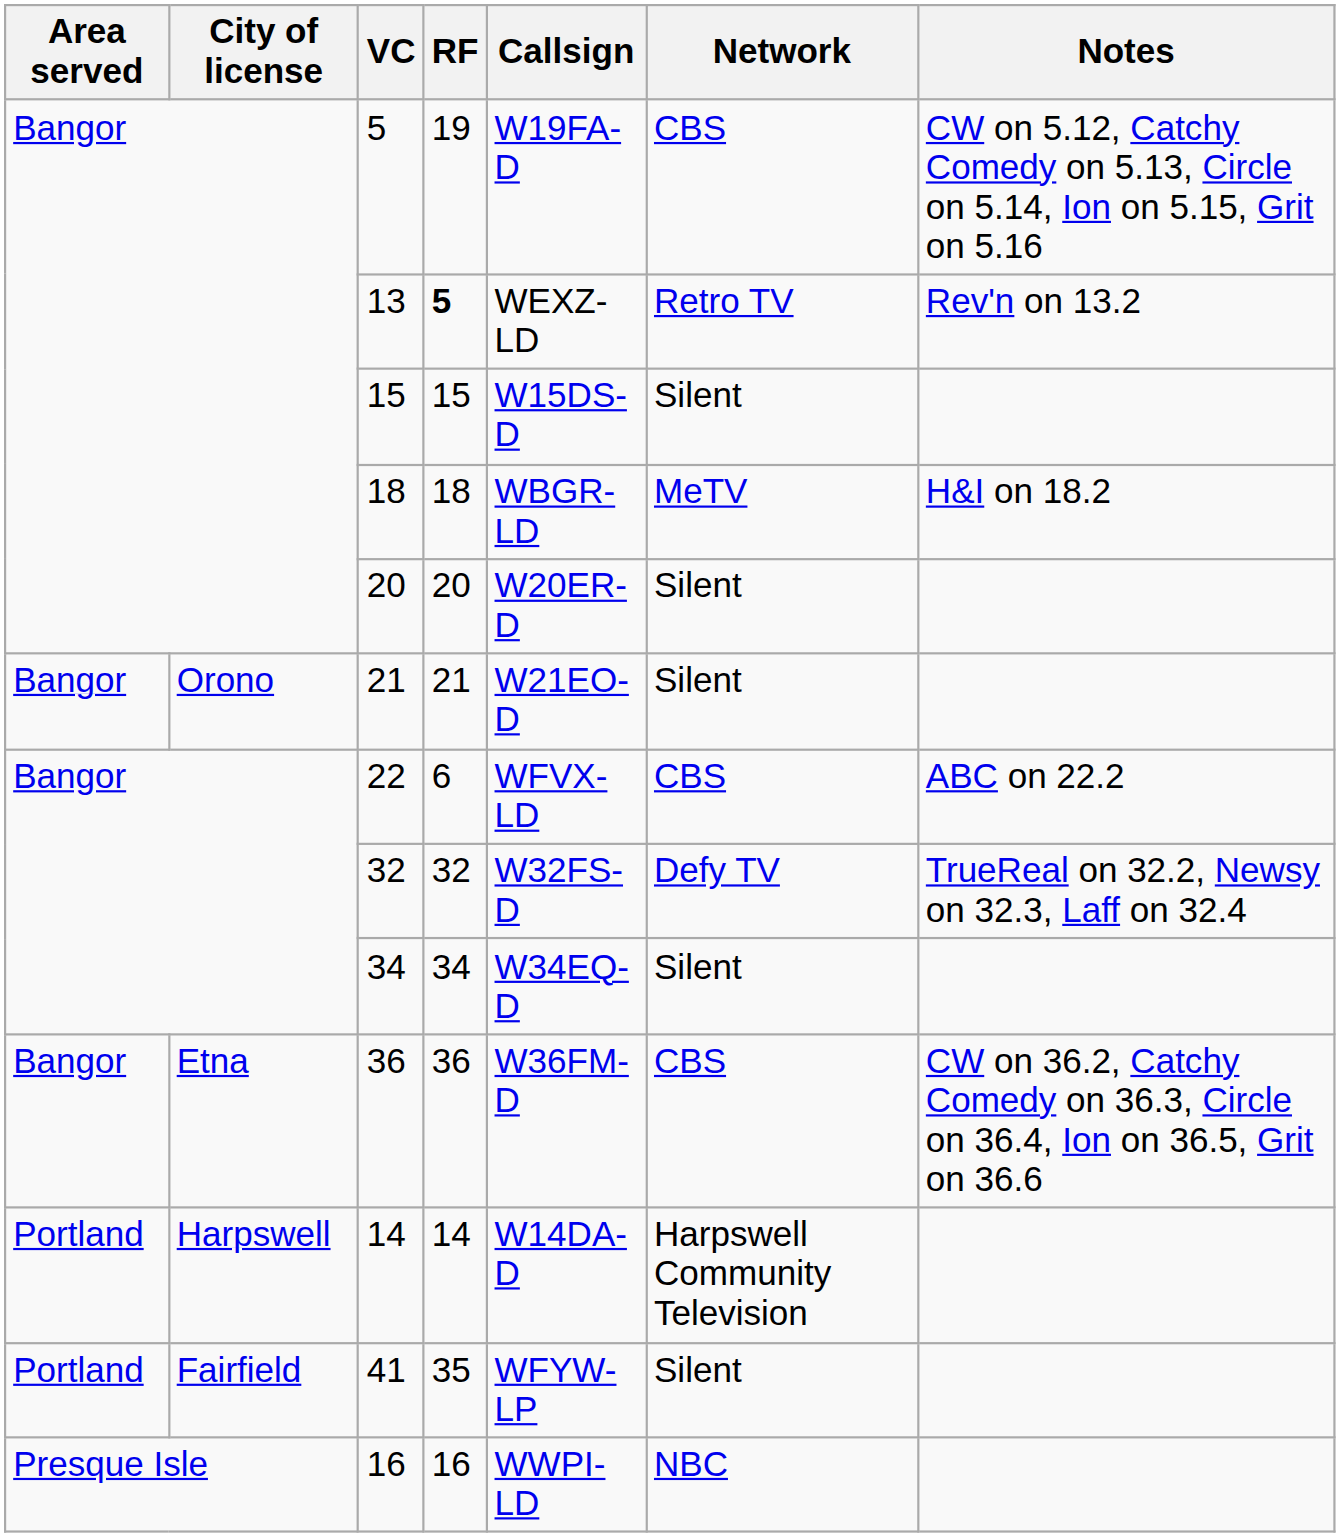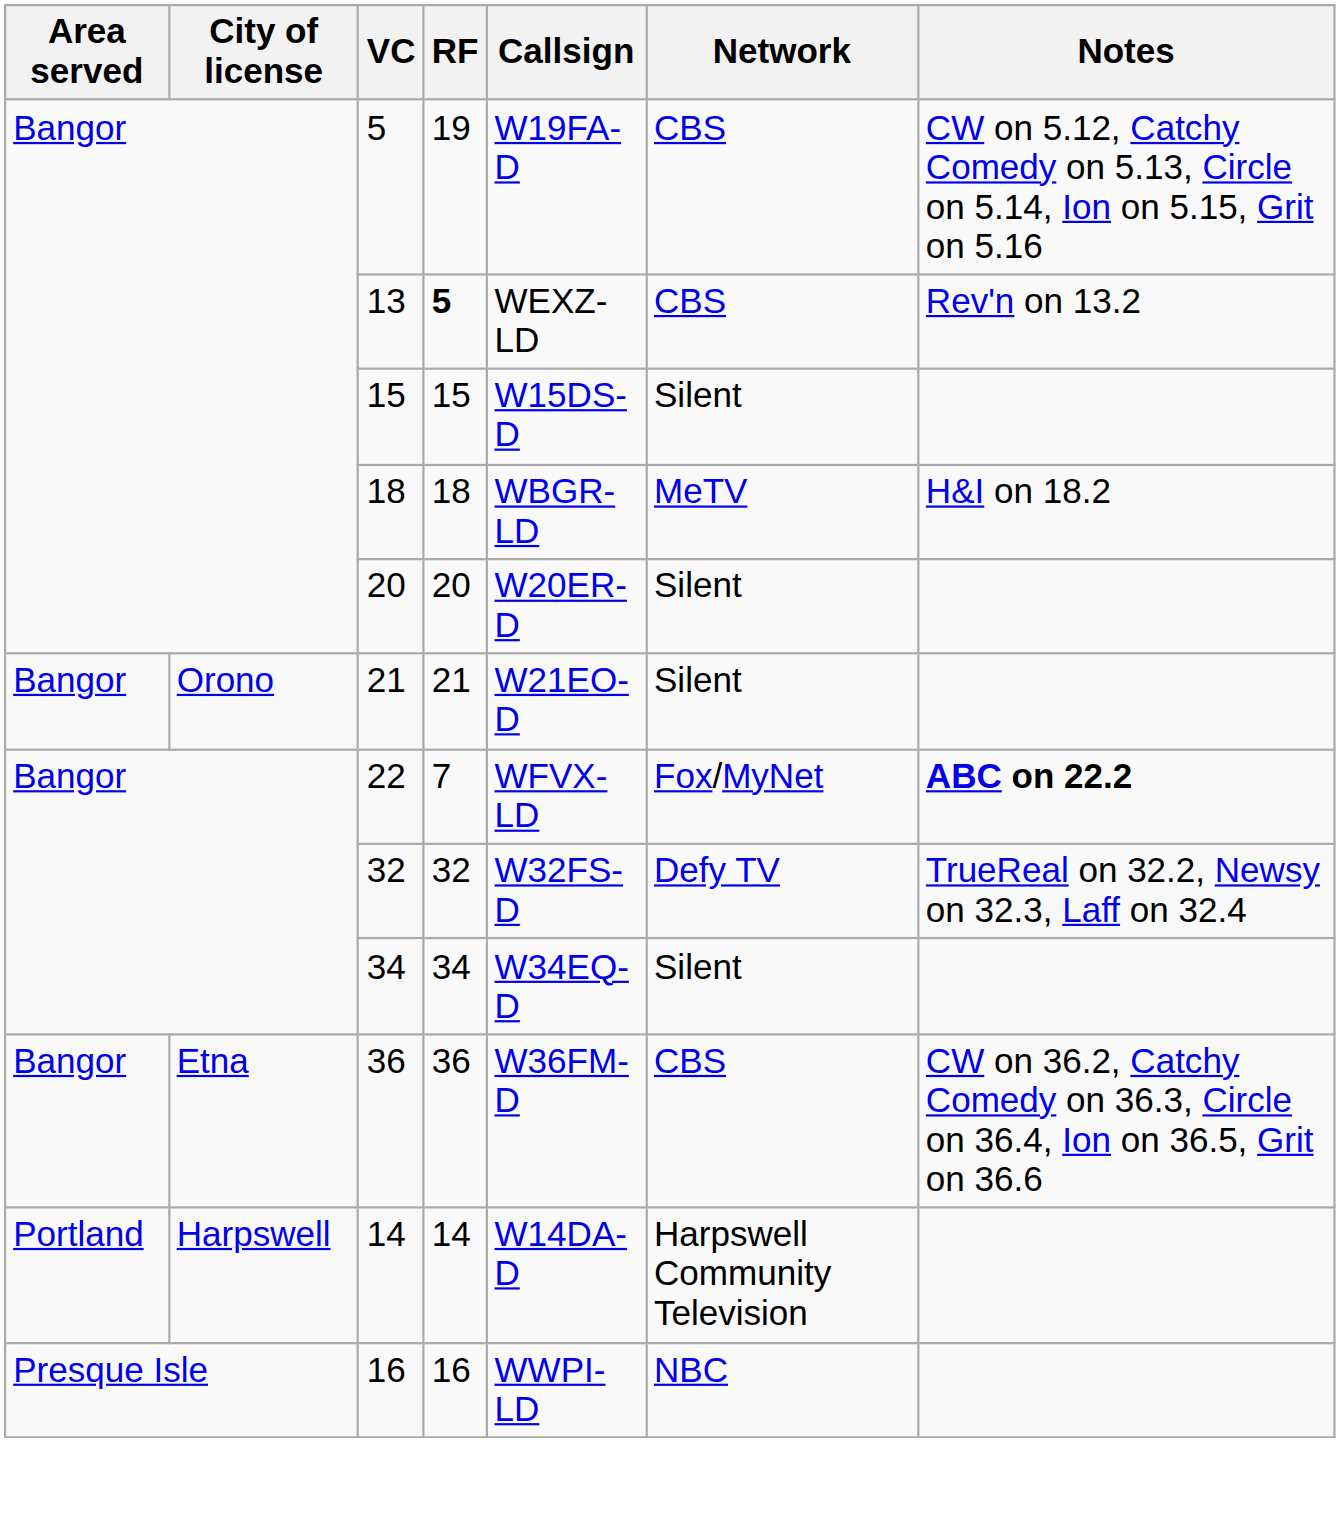(724, 301) Retro TV -> (690, 301) CBS
(441, 776) 6 -> (441, 776) 7
(690, 776) CBS -> (739, 776) Fox/MyNet
(1025, 776) normal -> (1029, 776) bold
- row: (386, 1369)
